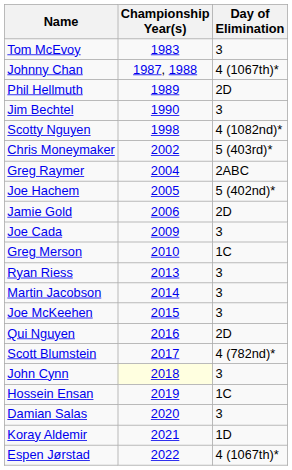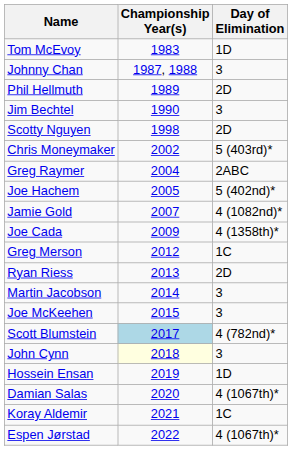(219, 49) 3 -> (224, 49) 1D
(247, 69) 4 (1067th)* -> (219, 69) 3
(249, 130) 4 (1082nd)* -> (224, 130) 2D
(165, 211) 2006 -> (165, 211) 2007
(224, 211) 2D -> (249, 211) 4 (1082nd)*
(219, 232) 3 -> (247, 232) 4 (1358th)*
(165, 252) 2010 -> (165, 252) 2012
(219, 272) 3 -> (224, 272) 2D
- row: (41, 333)
(165, 353) no background -> (165, 333) lightblue background
(224, 394) 1C -> (224, 374) 1D
(219, 414) 3 -> (247, 394) 4 (1067th)*
(224, 435) 1D -> (224, 414) 1C
